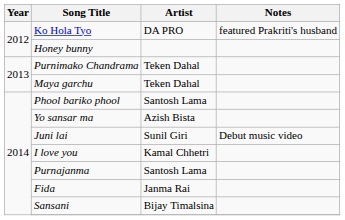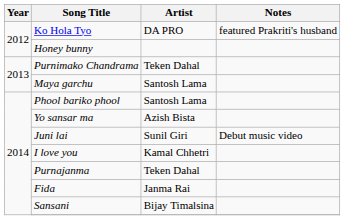(172, 83) Teken Dahal -> (175, 83) Santosh Lama
(175, 170) Santosh Lama -> (172, 170) Teken Dahal
